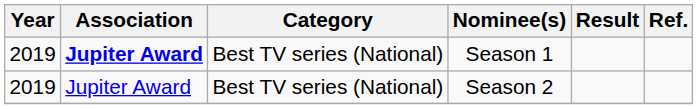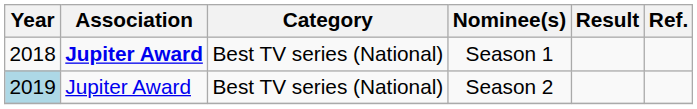(33, 53) 2019 -> (33, 53) 2018
(33, 86) no background -> (33, 86) lightblue background
